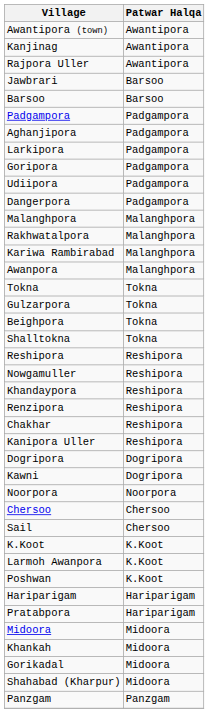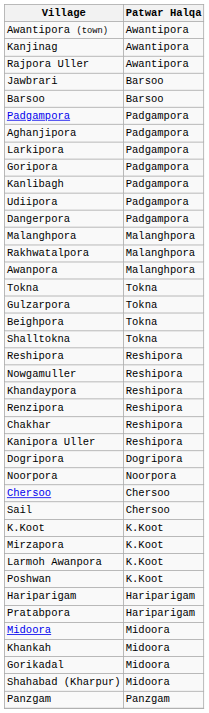+ row: (35, 185)
- row: (61, 253)
- row: (23, 476)
+ row: (35, 545)
